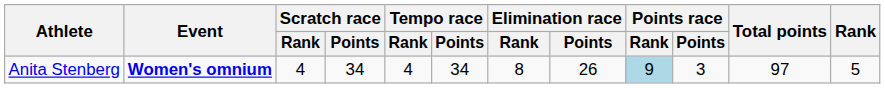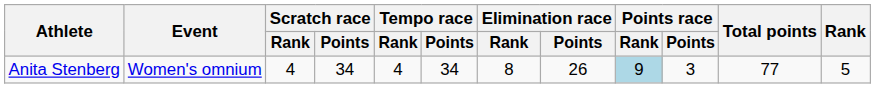(200, 70) bold -> (195, 70) normal
(780, 70) 97 -> (770, 70) 77
